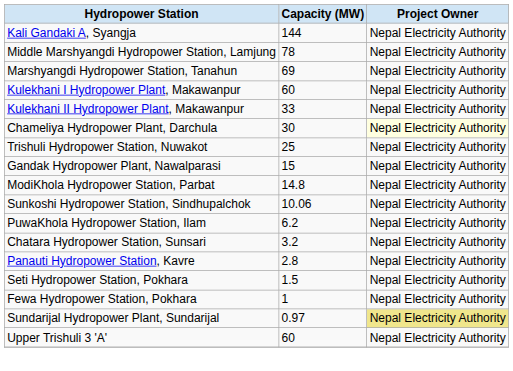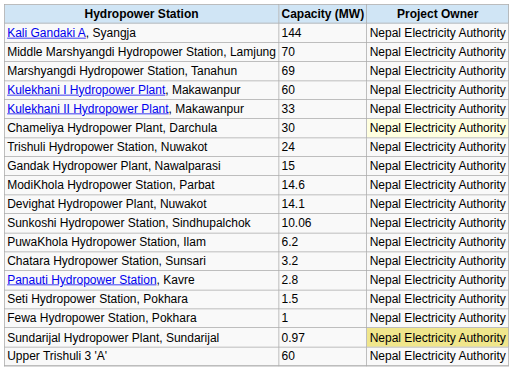(288, 52) 78 -> (288, 52) 70
(288, 147) 25 -> (288, 147) 24
(293, 185) 14.8 -> (293, 185) 14.6
+ row: (107, 204)
